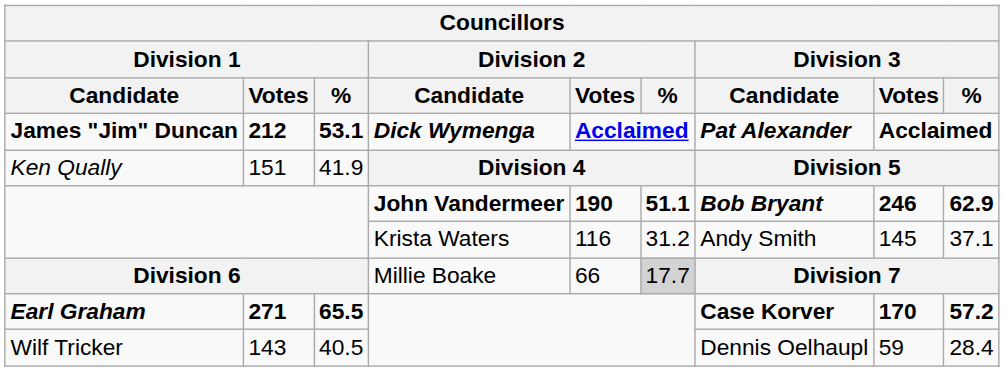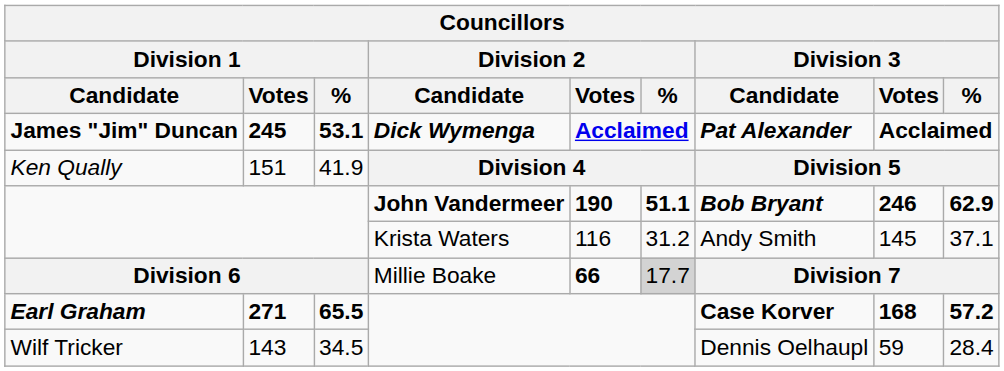(267, 131) 212 -> (267, 131) 245
(588, 275) normal -> (588, 275) bold
(898, 311) 170 -> (898, 311) 168
(341, 347) 40.5 -> (341, 347) 34.5
